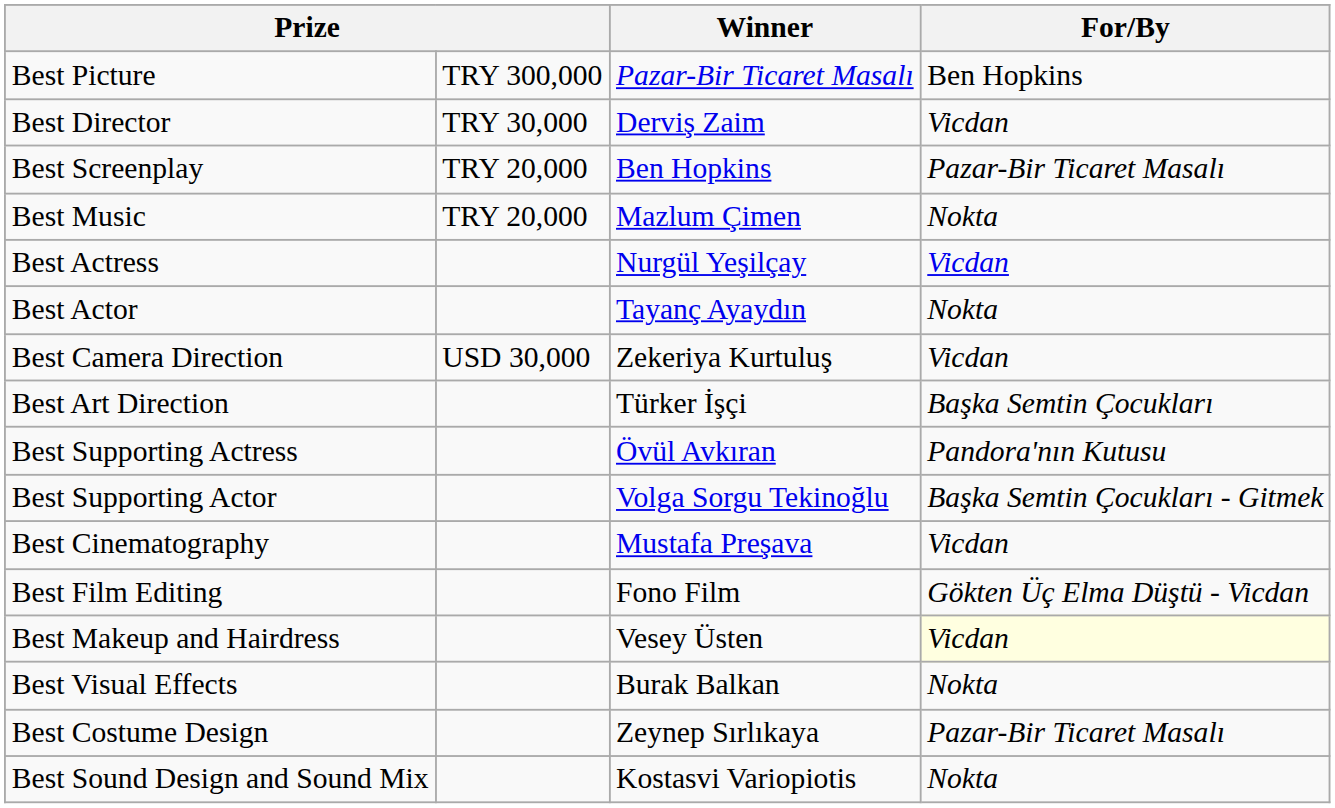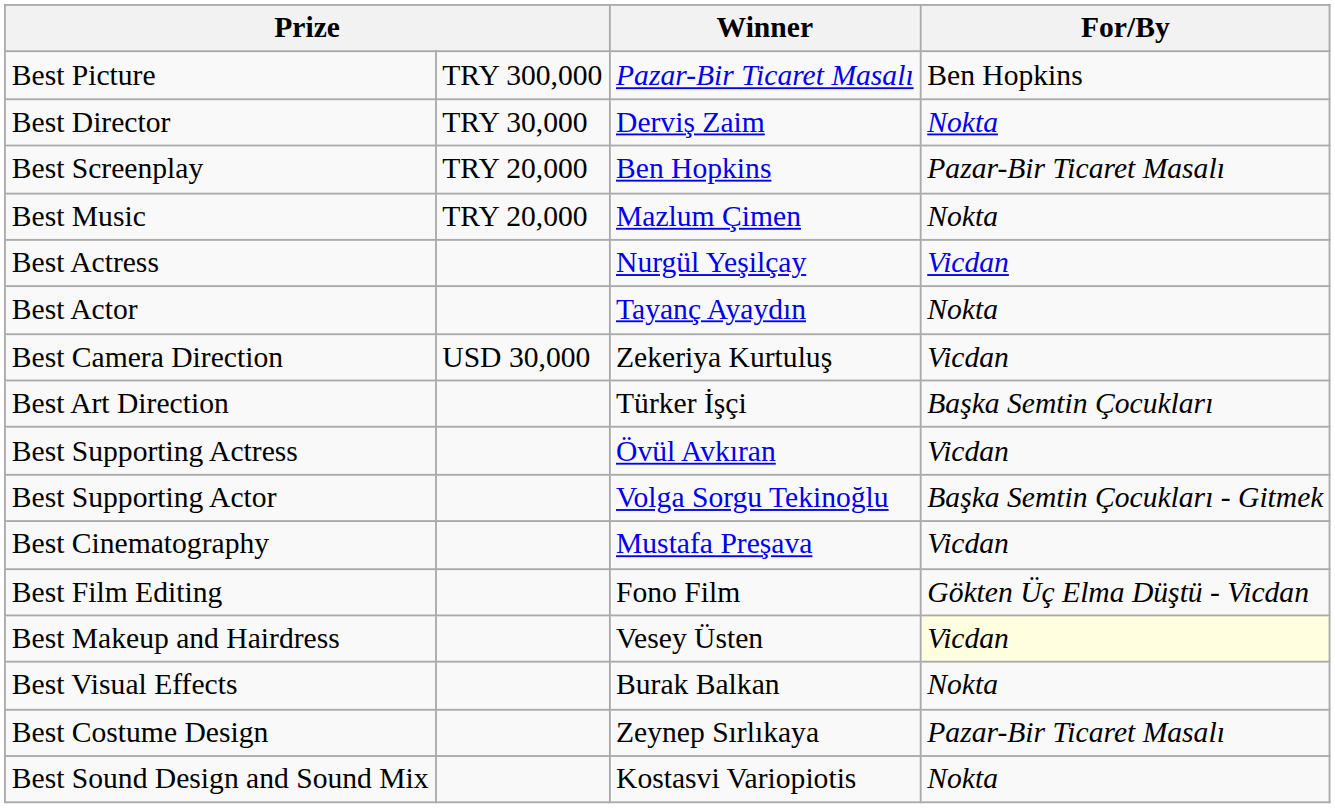(968, 121) Vicdan -> (963, 121) Nokta
(1047, 450) Pandora'nın Kutusu -> (968, 450) Vicdan
